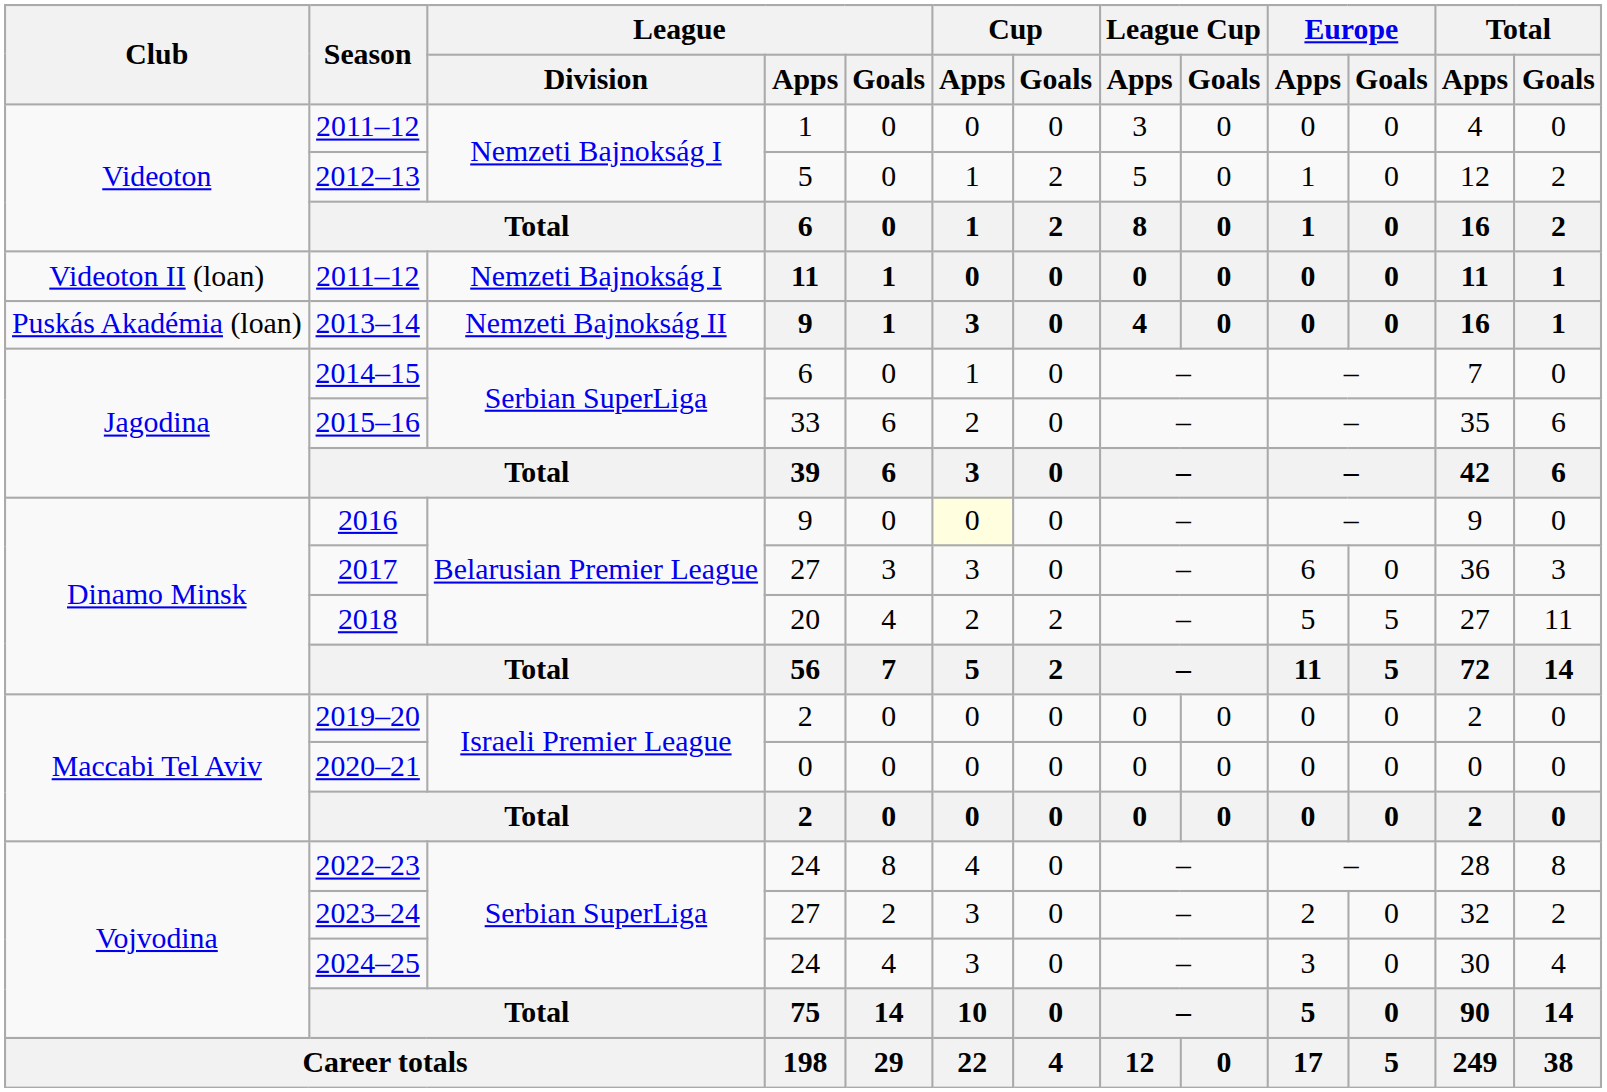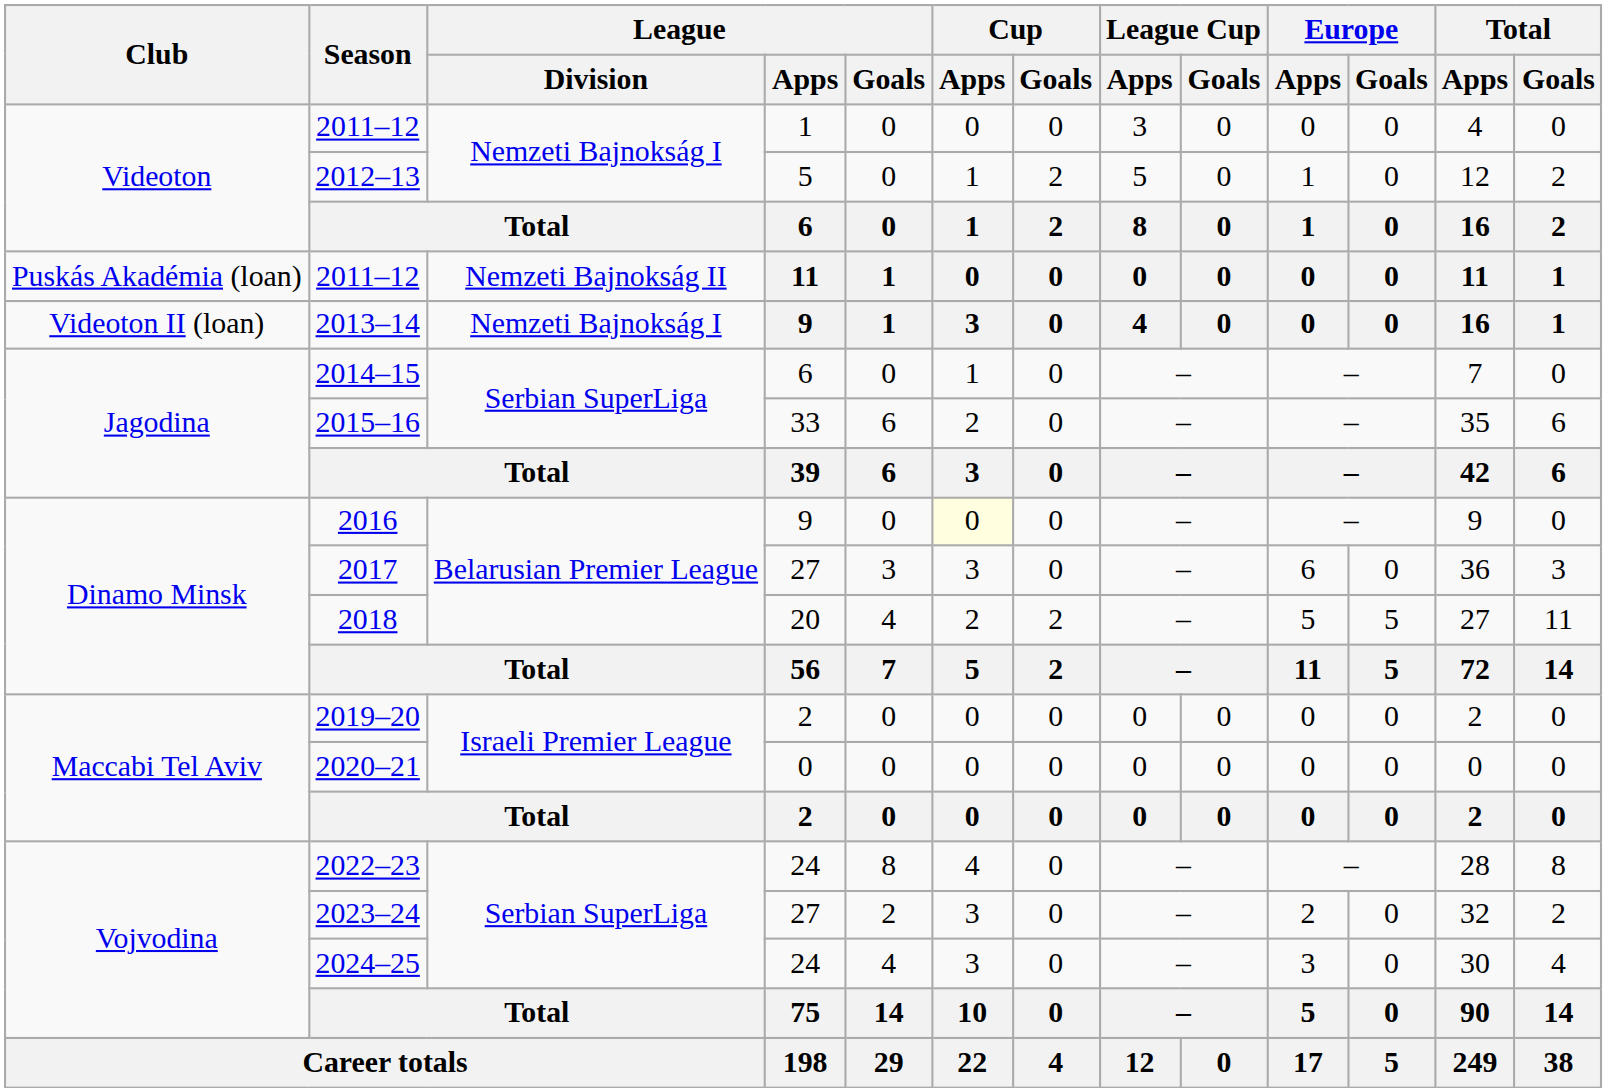(157, 275) Videoton II (loan) -> (157, 275) Puskás Akadémia (loan)
(596, 275) Nemzeti Bajnokság I -> (596, 275) Nemzeti Bajnokság II
(157, 324) Puskás Akadémia (loan) -> (157, 324) Videoton II (loan)
(596, 324) Nemzeti Bajnokság II -> (596, 324) Nemzeti Bajnokság I
